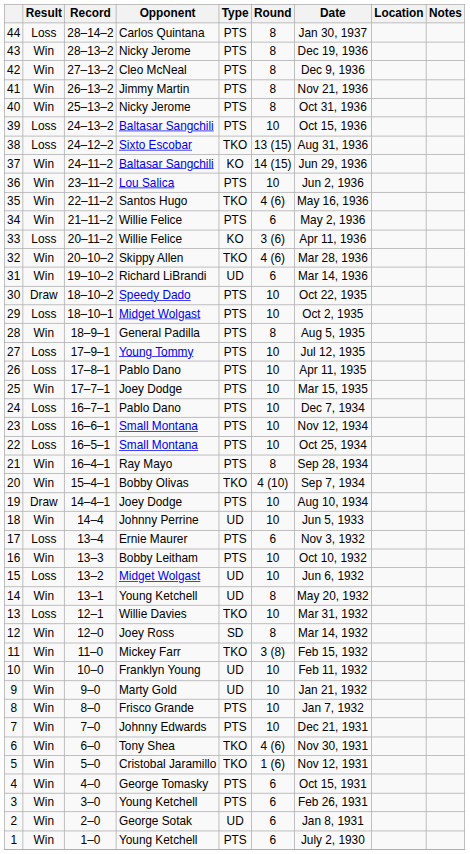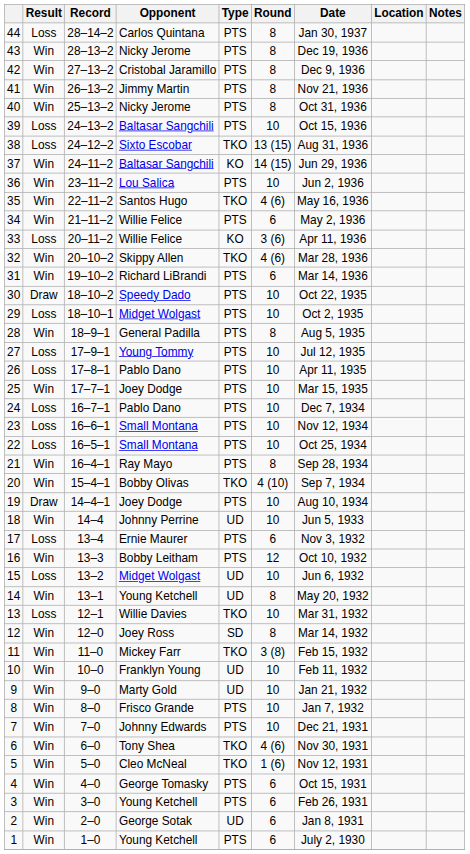(153, 70) Cleo McNeal -> (168, 70) Cristobal Jaramillo
(235, 276) UD -> (235, 276) PTS
(273, 558) 10 -> (273, 558) 12
(168, 764) Cristobal Jaramillo -> (153, 764) Cleo McNeal
